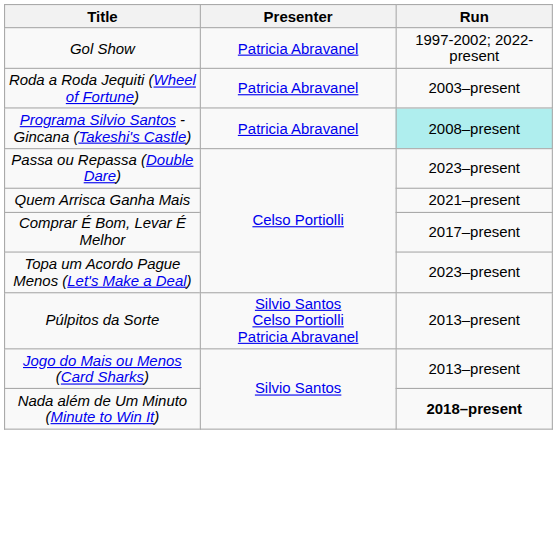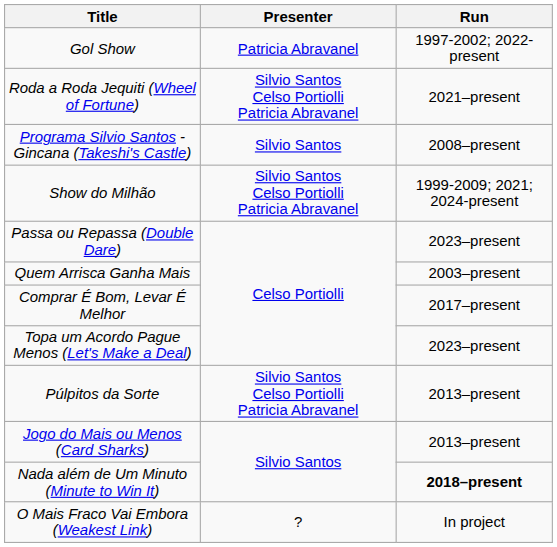(298, 88) Patricia Abravanel -> (298, 96) Silvio Santos Celso Portiolli Patricia Abravanel
(474, 88) 2003–present -> (474, 96) 2021–present
(298, 128) Patricia Abravanel -> (298, 144) Silvio Santos
(474, 128) paleturquoise background -> (474, 144) no background
+ row: (102, 193)
(474, 200) 2021–present -> (474, 273) 2003–present
+ row: (102, 522)
